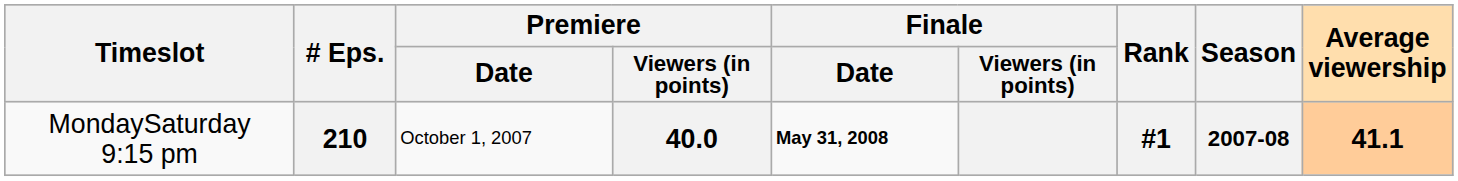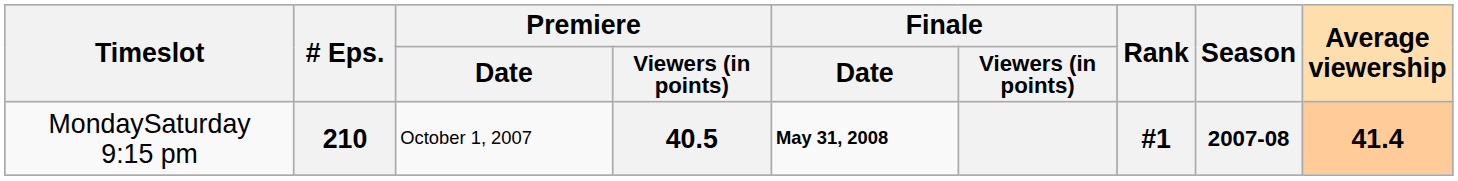(692, 138) 40.0 -> (692, 138) 40.5
(1378, 138) 41.1 -> (1378, 138) 41.4
